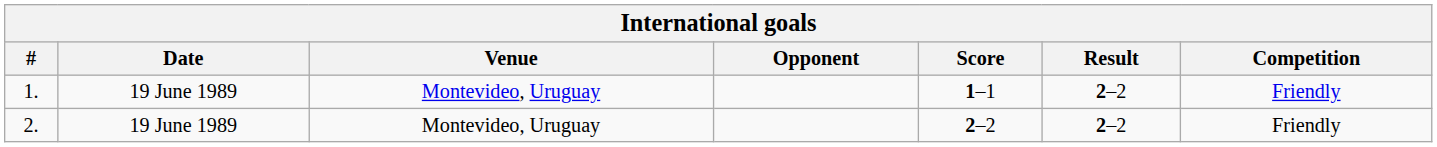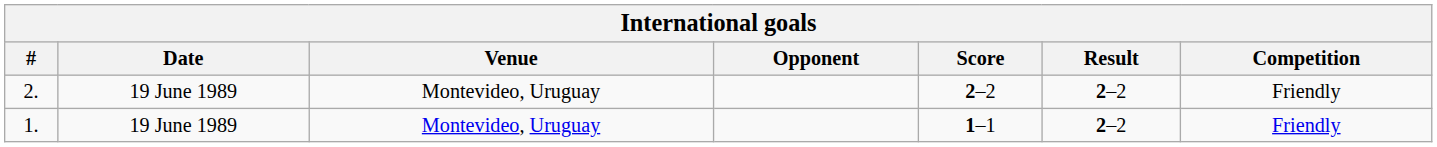rows swapped: (31, 92) <-> (31, 125)
